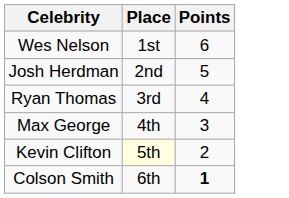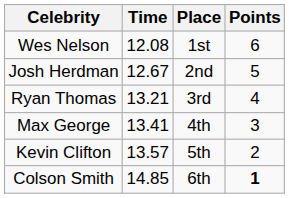+ column: (148, 17)
(149, 152) lightyellow background -> (199, 152) no background
